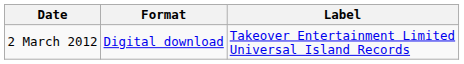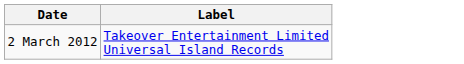- column: (164, 15)
